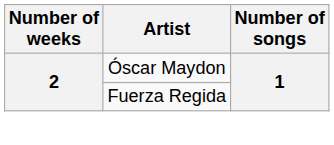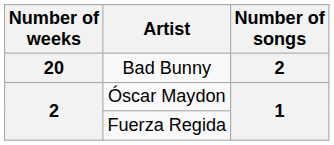+ row: (167, 67)
